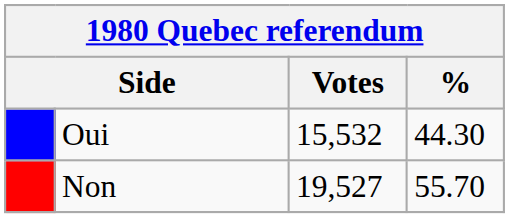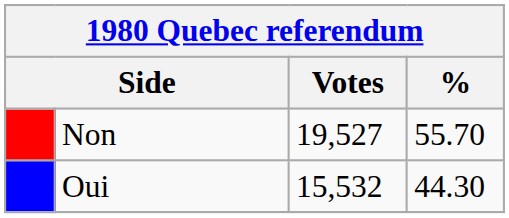rows swapped: (89, 186) <-> (86, 134)
